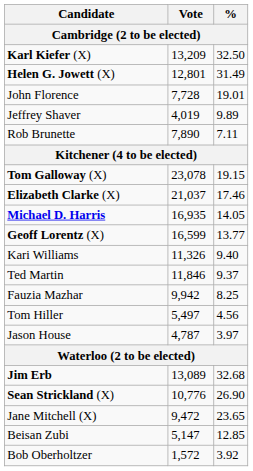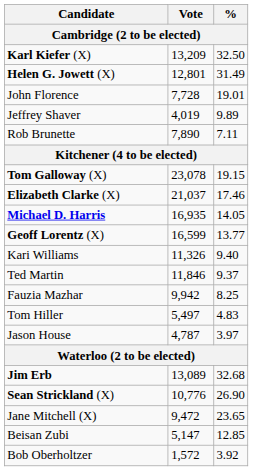(228, 315) 4.56 -> (228, 315) 4.83
